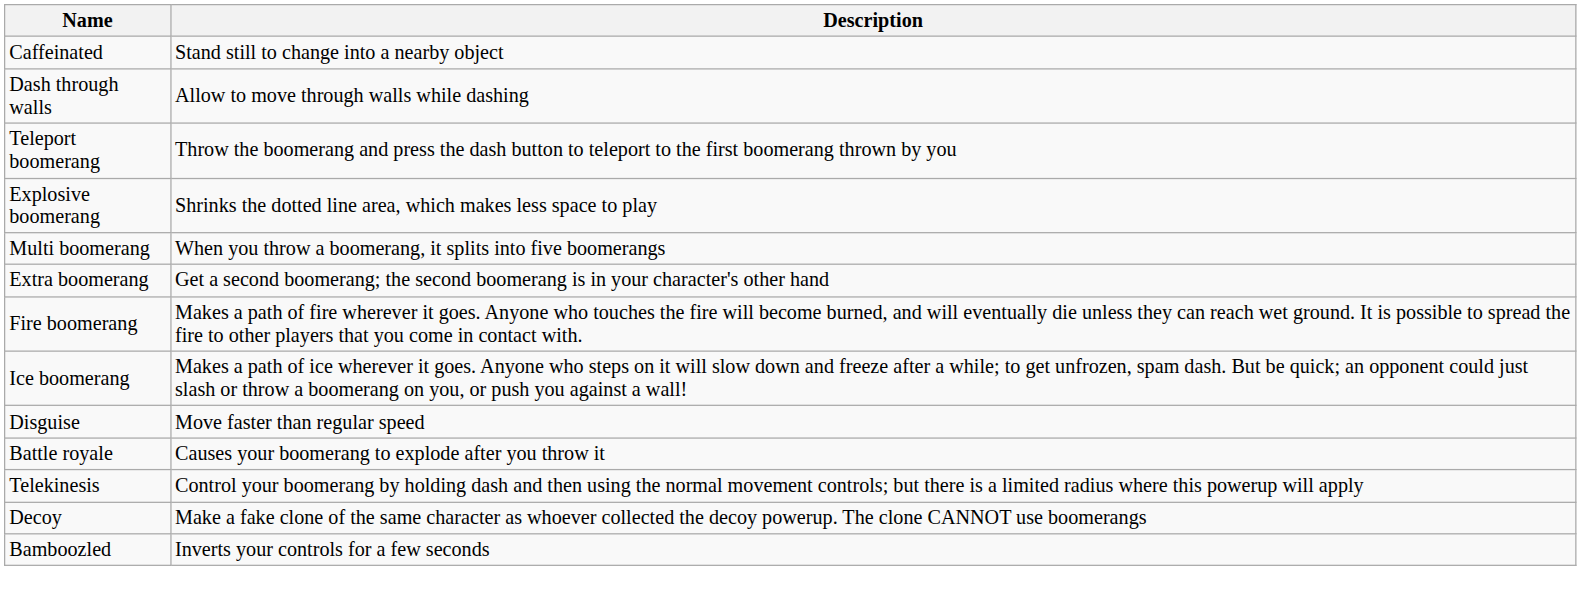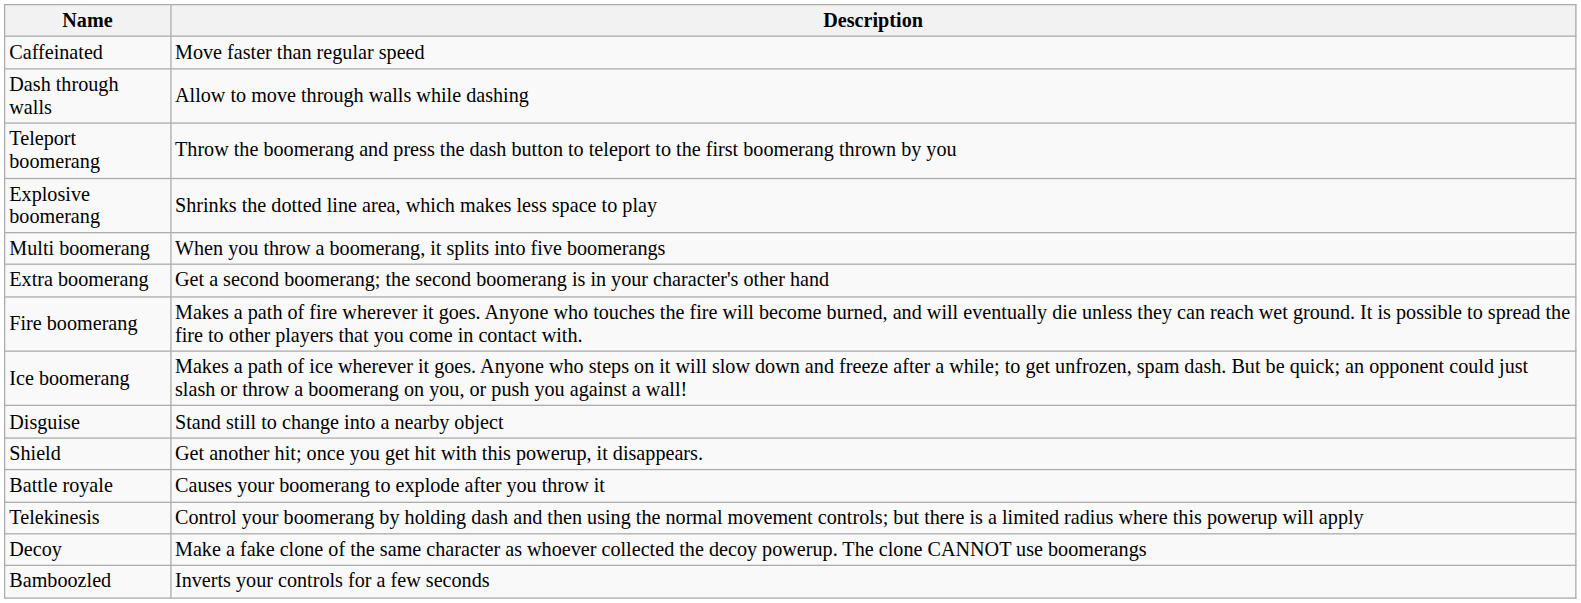(339, 52) Stand still to change into a nearby object -> (300, 52) Move faster than regular speed
(300, 421) Move faster than regular speed -> (339, 421) Stand still to change into a nearby object
+ row: (35, 453)
